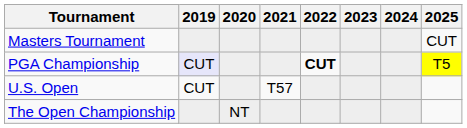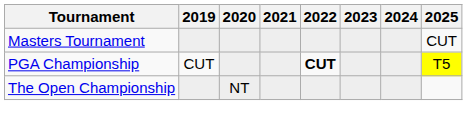(199, 64) lavender background -> (199, 64) no background
- row: (43, 88)
